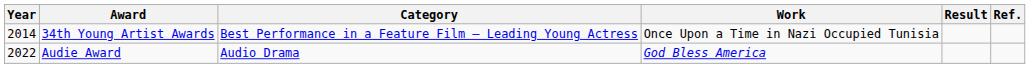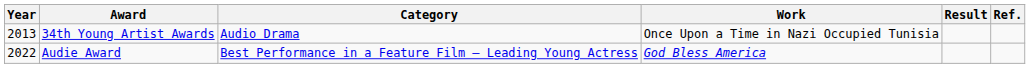(22, 34) 2014 -> (22, 34) 2013
(429, 34) Best Performance in a Feature Film – Leading Young Actress -> (260, 34) Audio Drama
(260, 53) Audio Drama -> (429, 53) Best Performance in a Feature Film – Leading Young Actress
